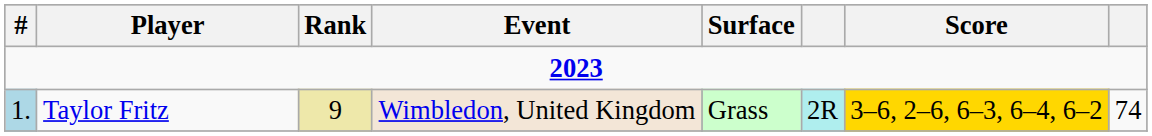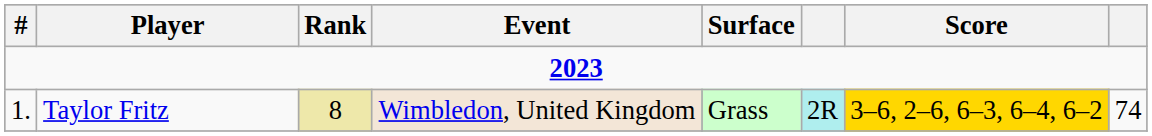(21, 109) lightblue background -> (21, 109) no background
(335, 109) 9 -> (335, 109) 8
